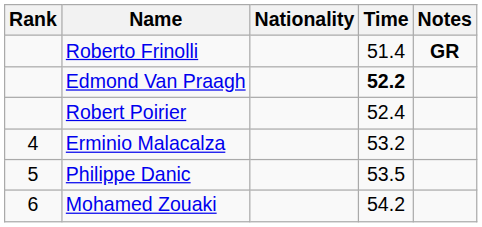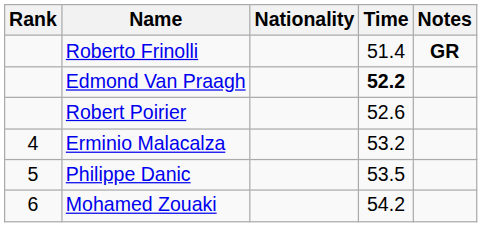(386, 112) 52.4 -> (386, 112) 52.6
